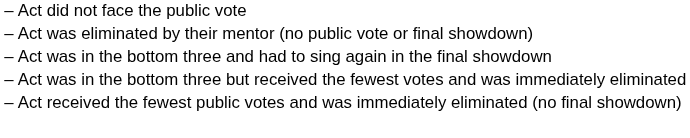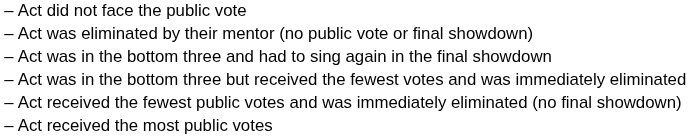+ row: (145, 126)
